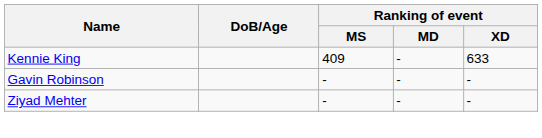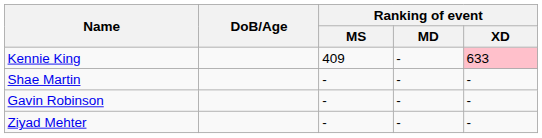(478, 58) no background -> (478, 58) pink background
+ row: (44, 80)
